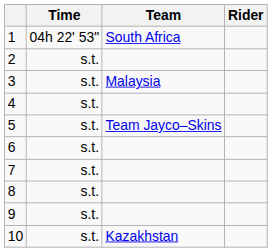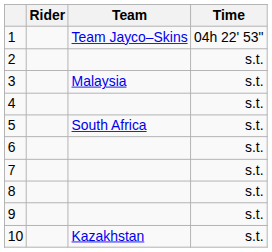columns swapped: (246, 15) <-> (64, 15)
(143, 37) South Africa -> (130, 37) Team Jayco–Skins
(164, 125) Team Jayco–Skins -> (109, 125) South Africa
